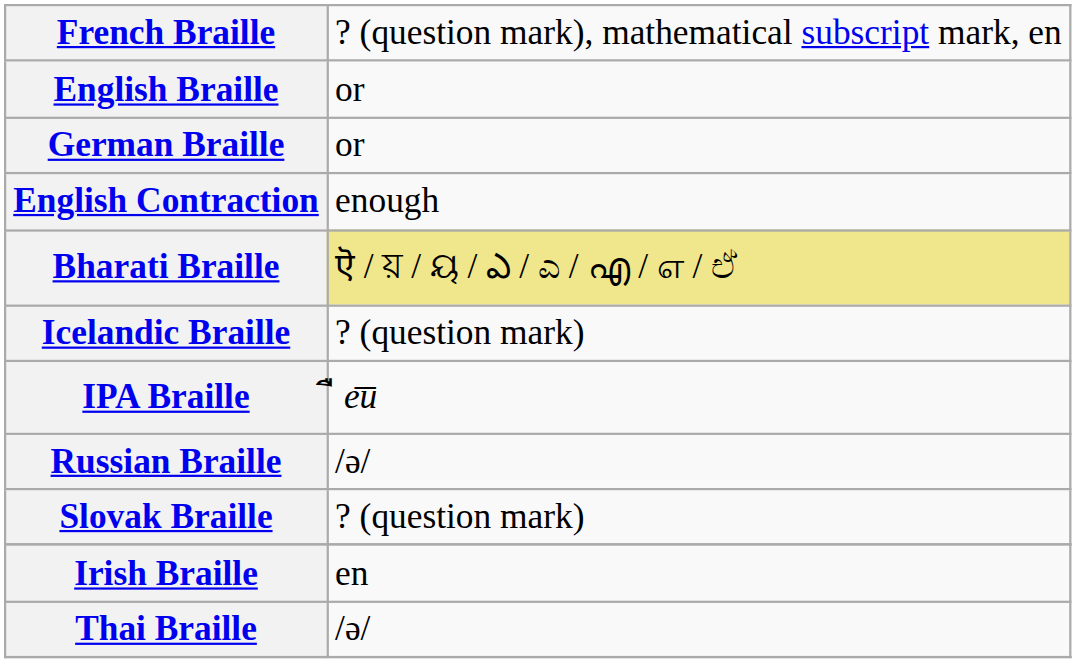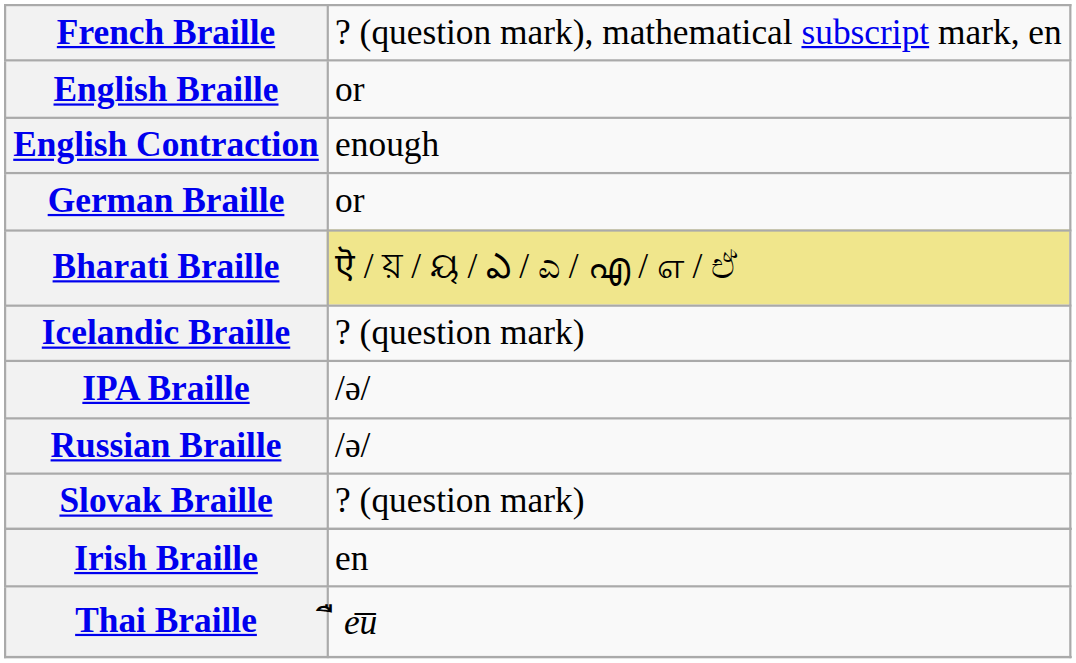rows swapped: (166, 200) <-> (166, 144)
(356, 397) ื e͞u -> (353, 388) /ə/
(353, 628) /ə/ -> (356, 622) ื e͞u
